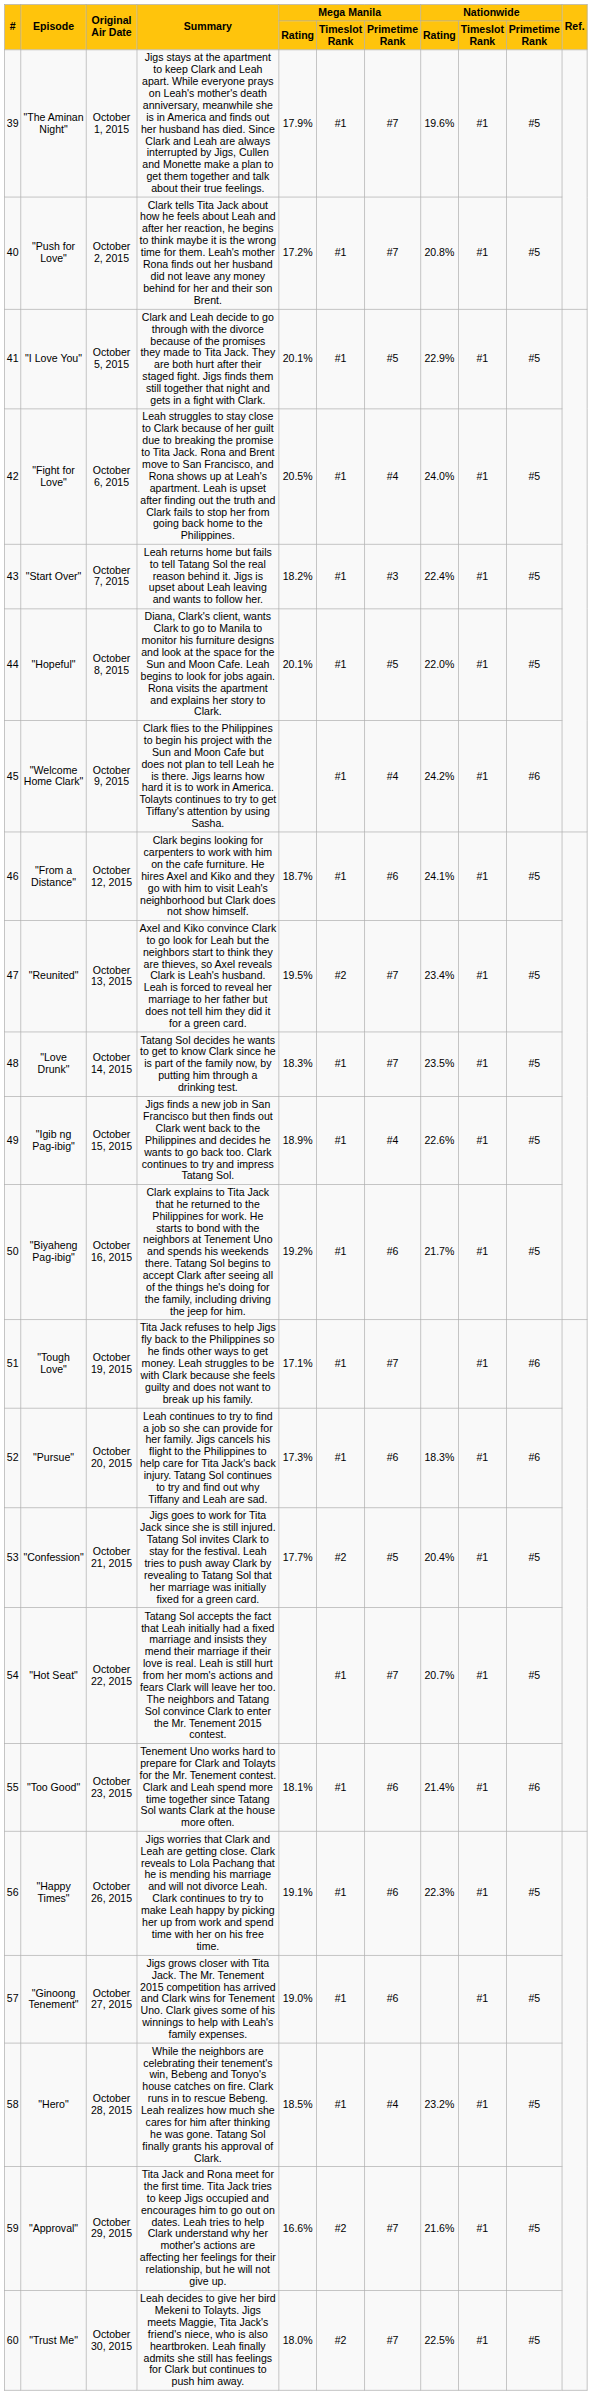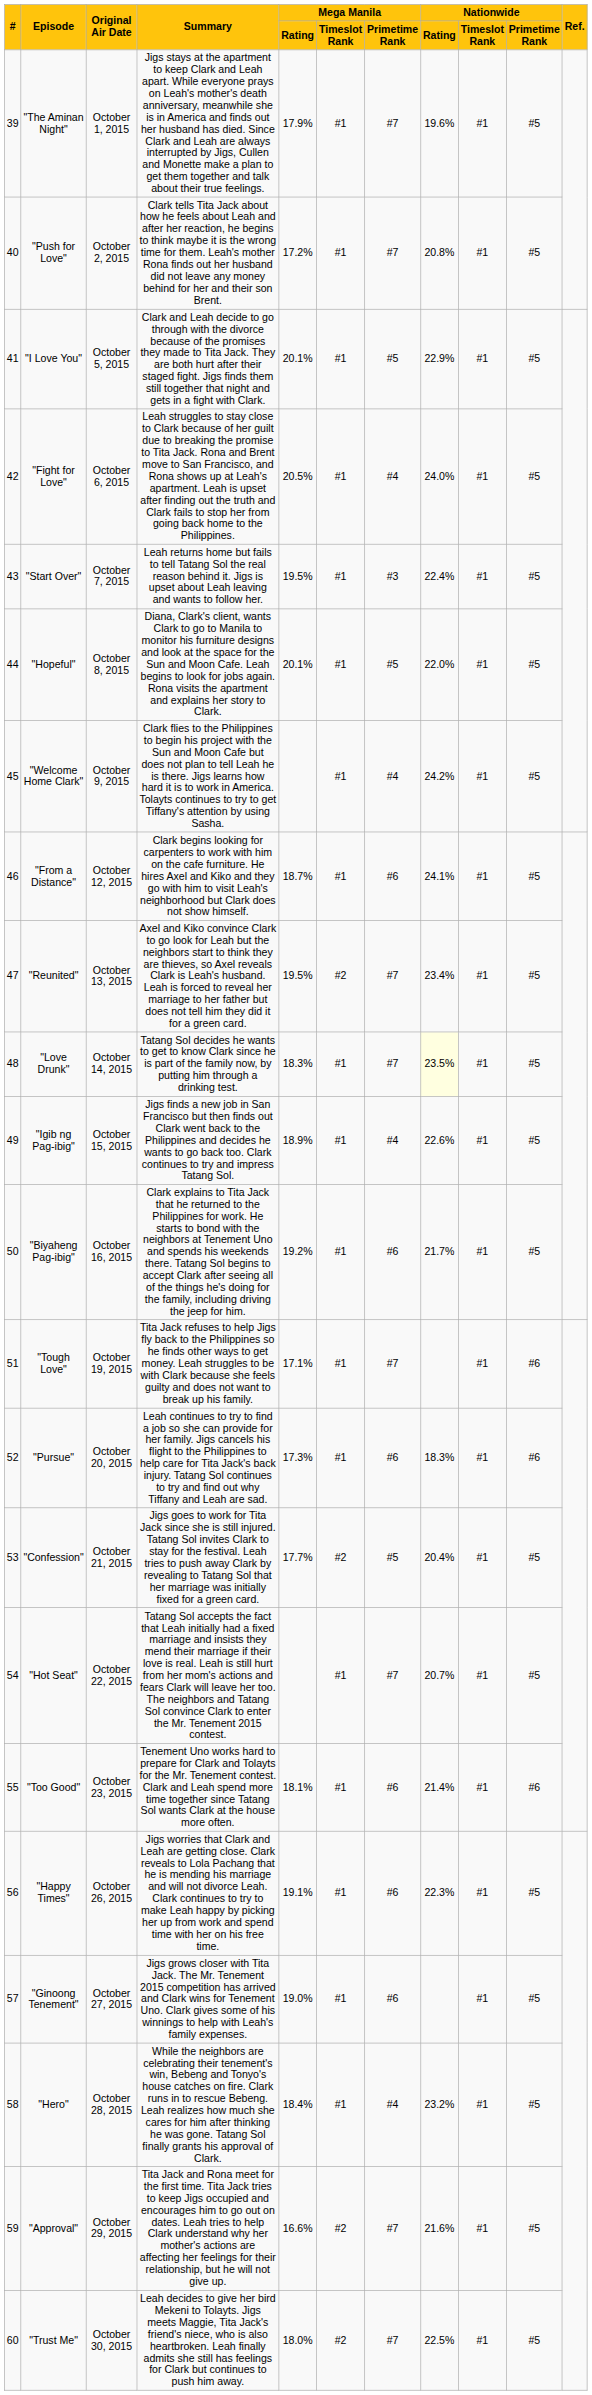(298, 576) 18.2% -> (298, 576) 19.5%
(534, 776) #6 -> (534, 776) #5
(439, 1064) no background -> (439, 1064) lightyellow background
(298, 2104) 18.5% -> (298, 2104) 18.4%
